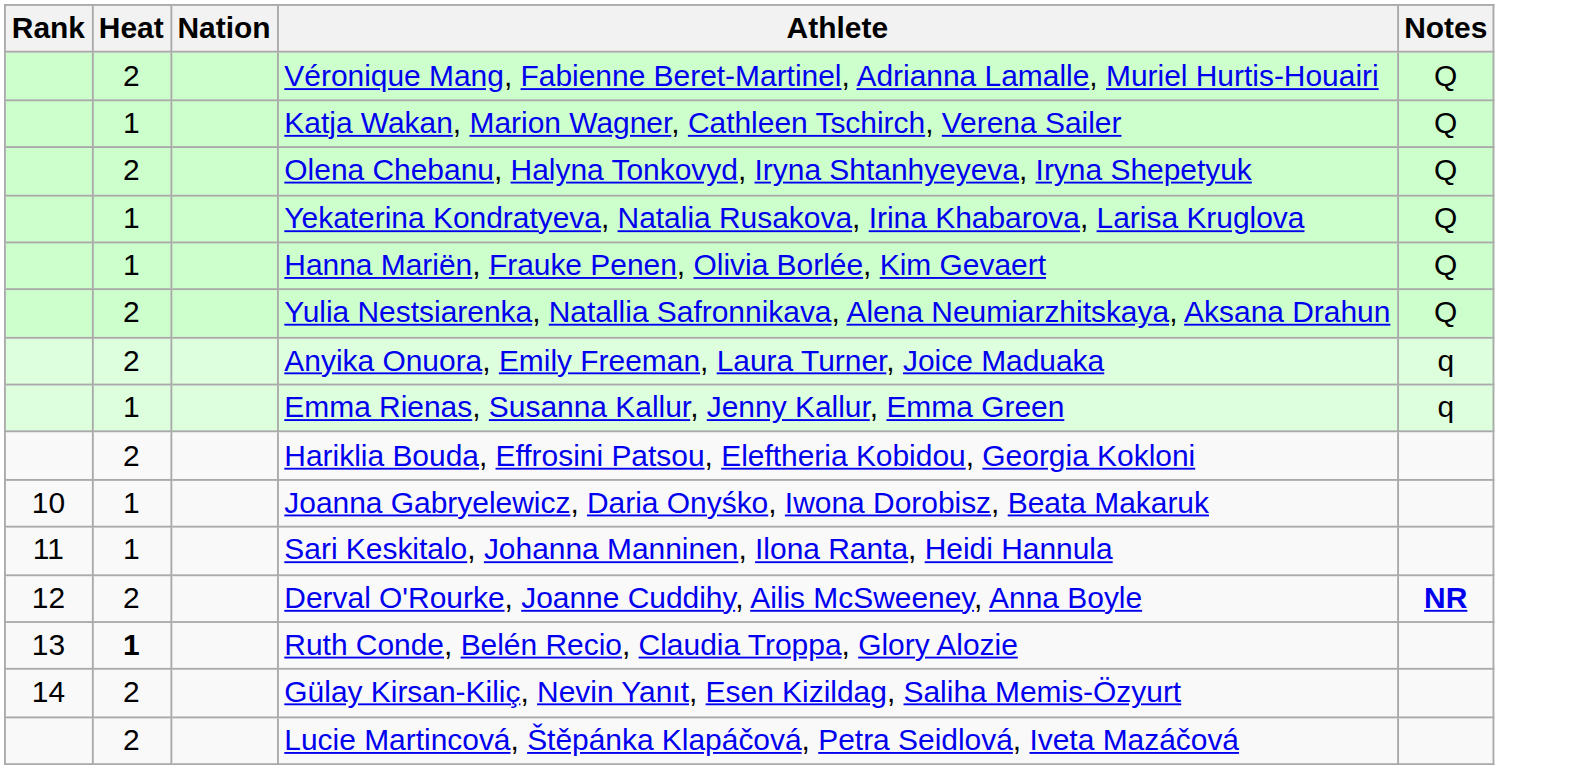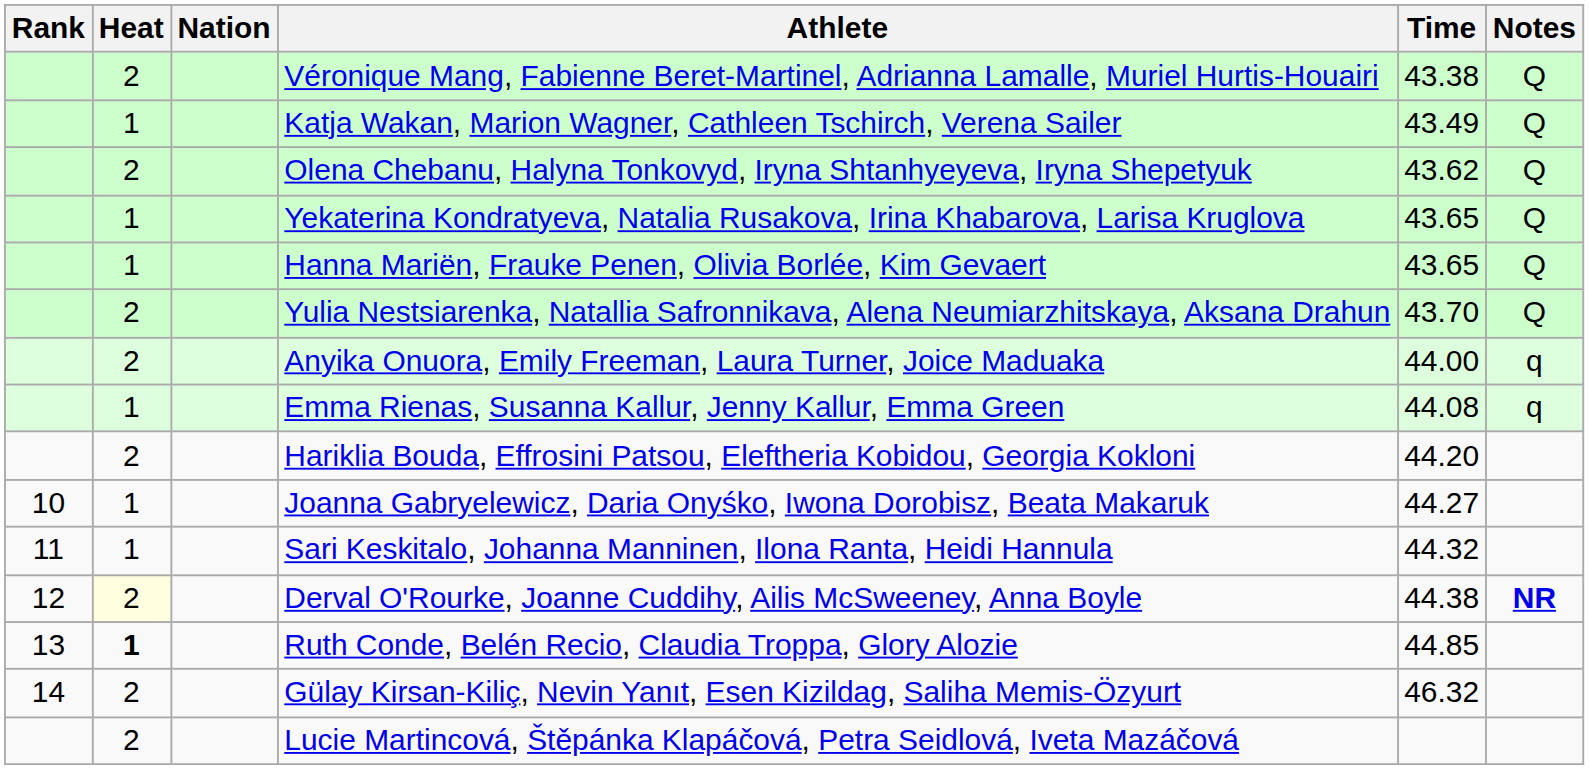+ column: (1442, 28)
(131, 597) no background -> (131, 597) lightyellow background
